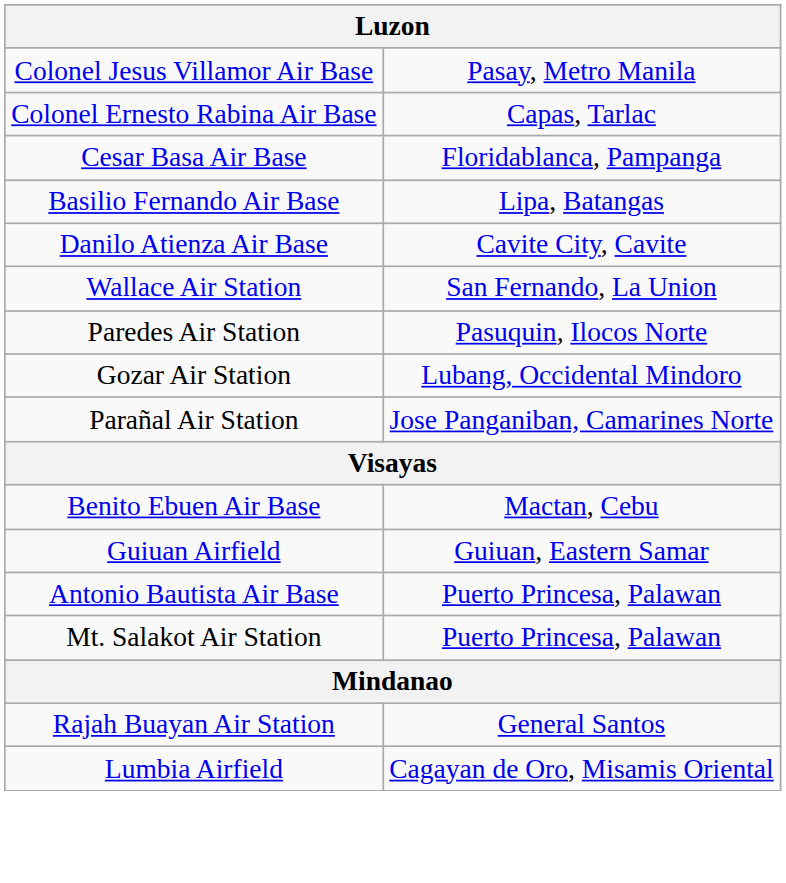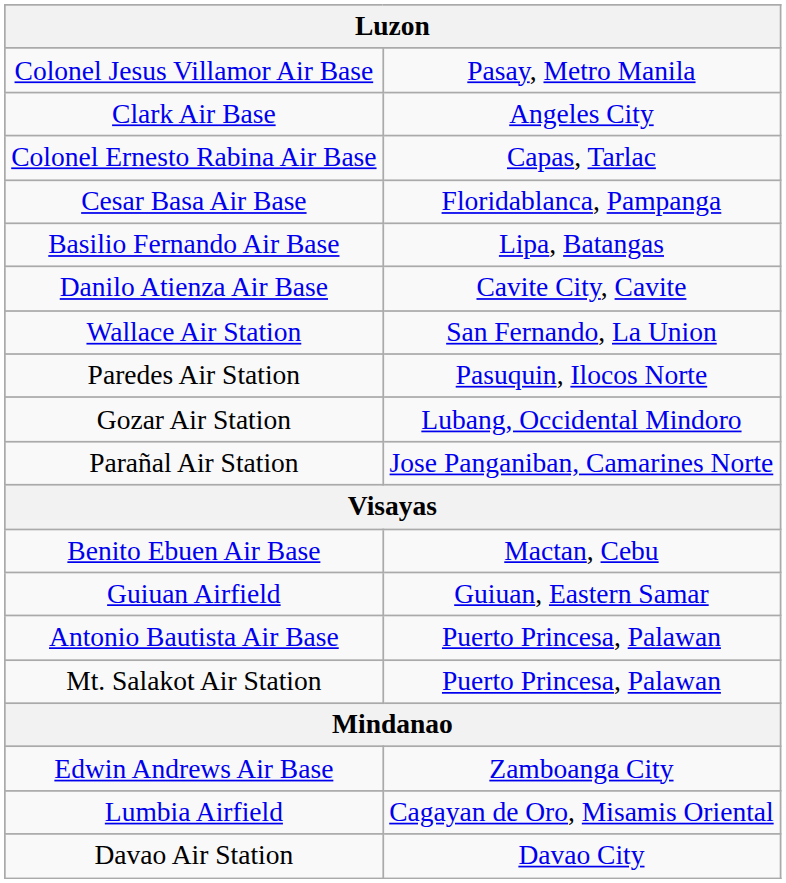+ row: (194, 113)
+ row: (194, 768)
- row: (194, 724)
+ row: (194, 855)
